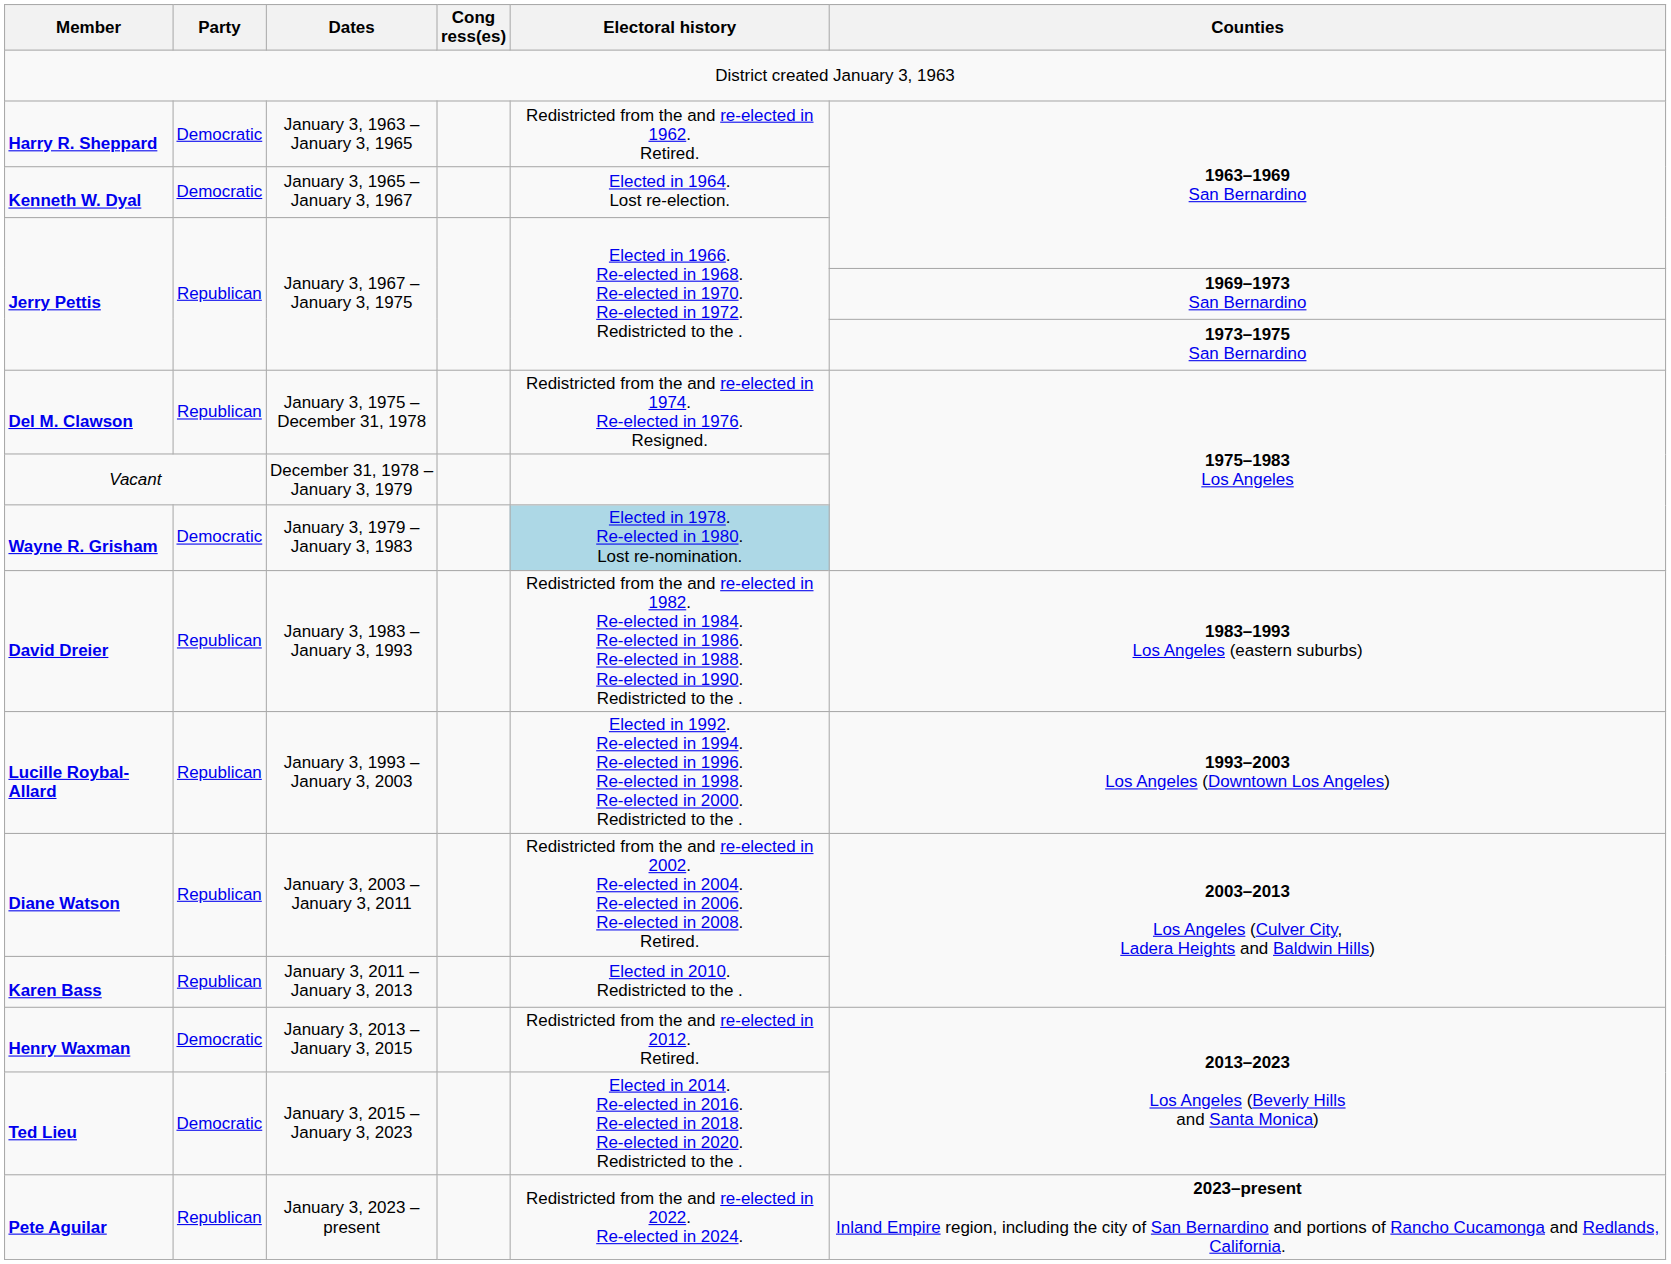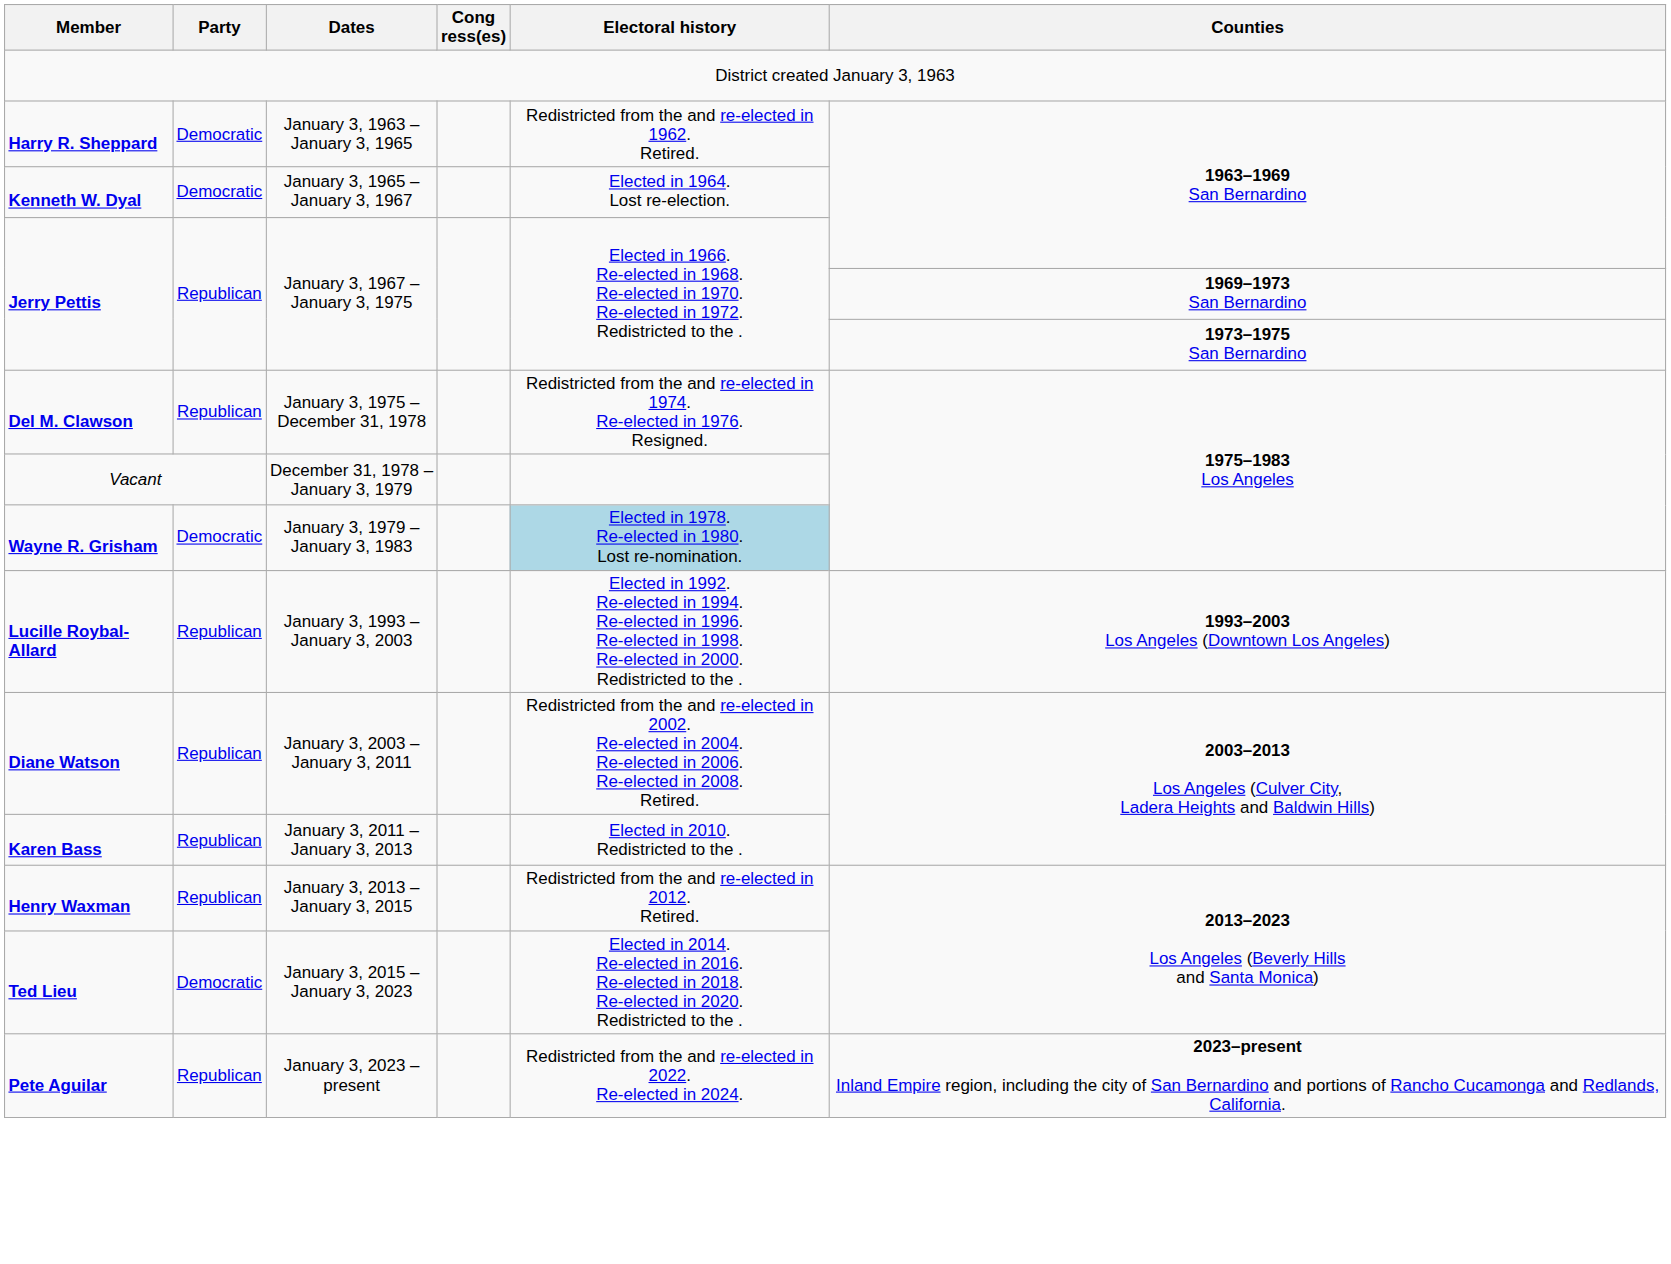- row: (58, 650)
(219, 1039) Democratic -> (219, 898) Republican
